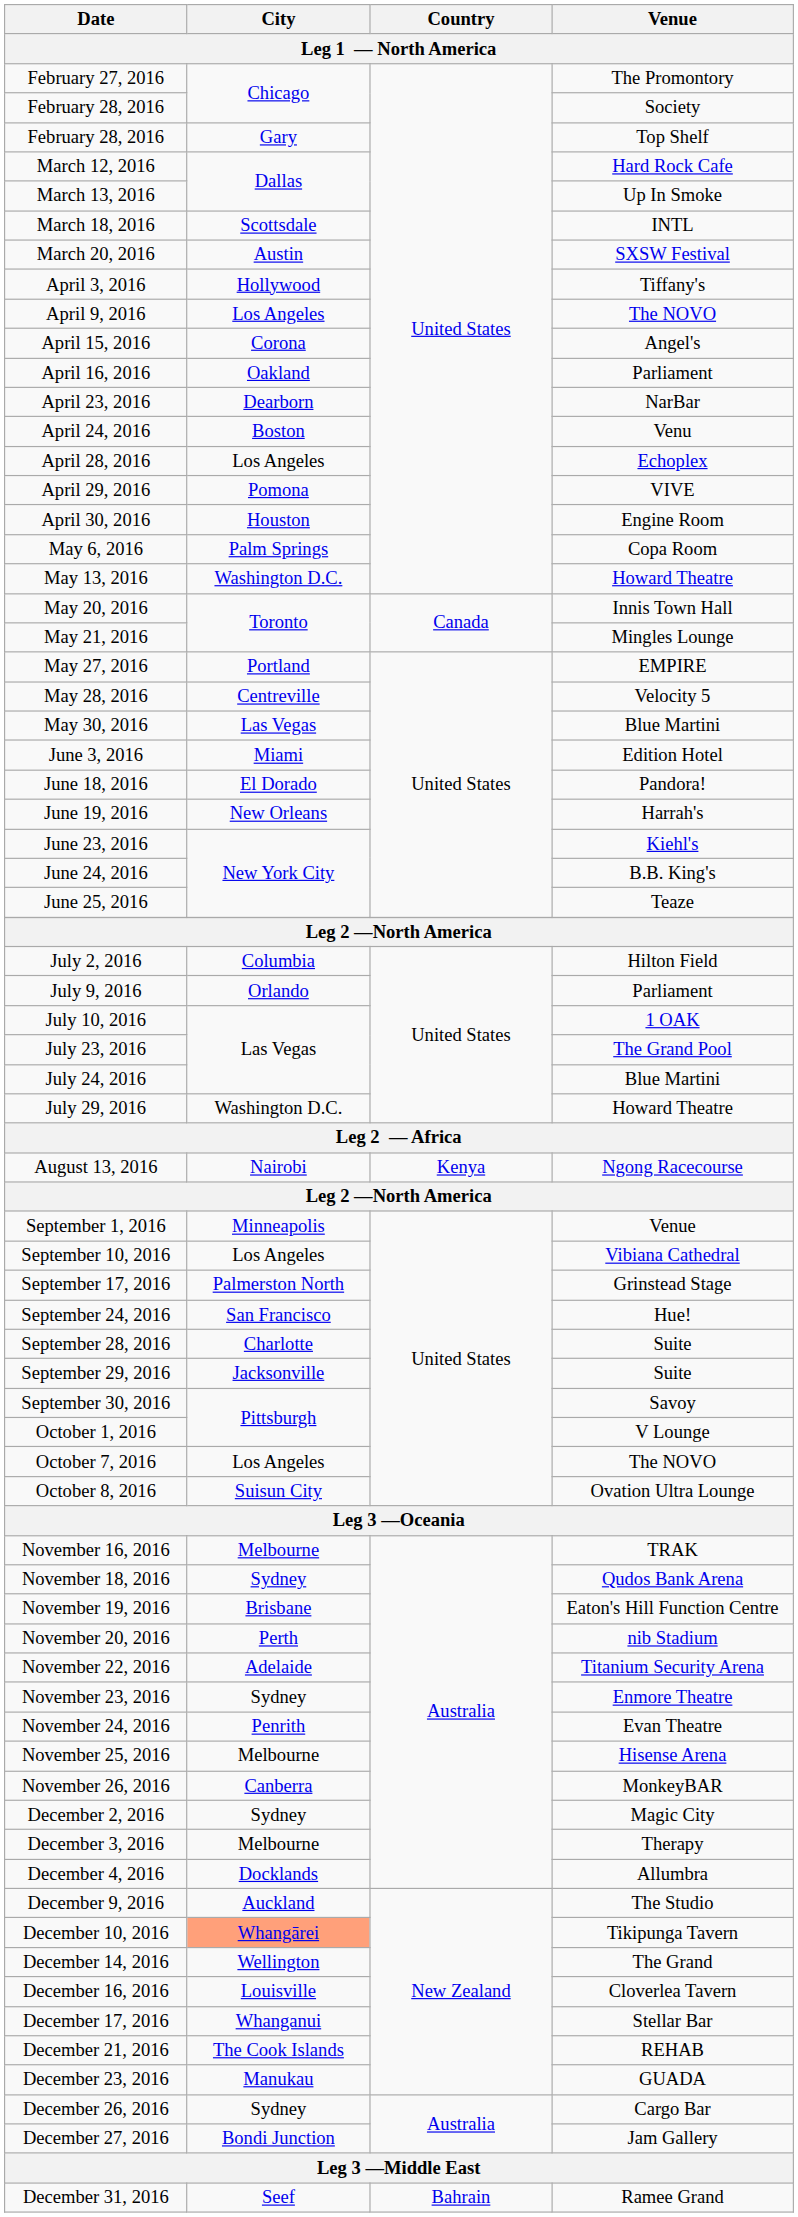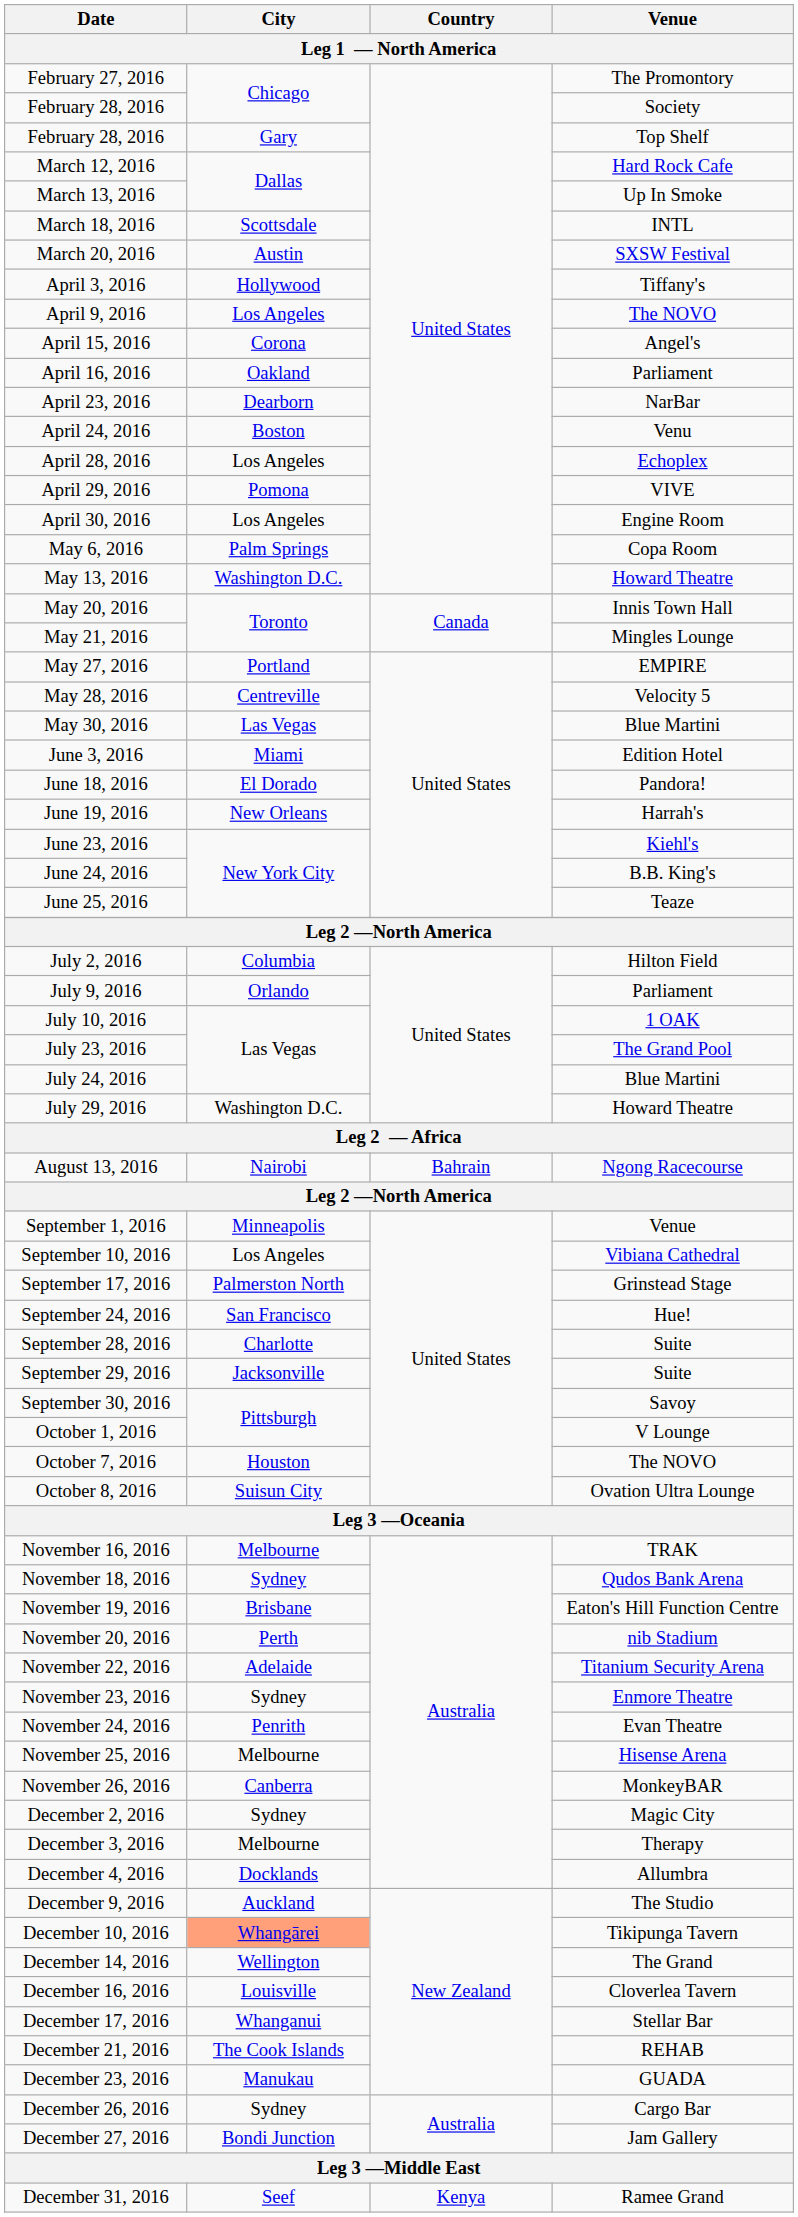(278, 519) Houston -> (278, 519) Los Angeles
(461, 1167) Kenya -> (461, 1167) Bahrain
(278, 1461) Los Angeles -> (278, 1461) Houston
(461, 2197) Bahrain -> (461, 2197) Kenya
